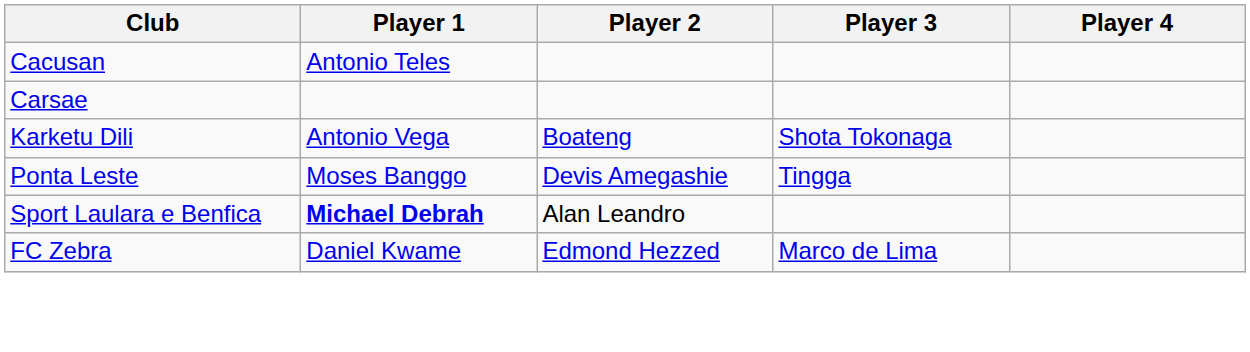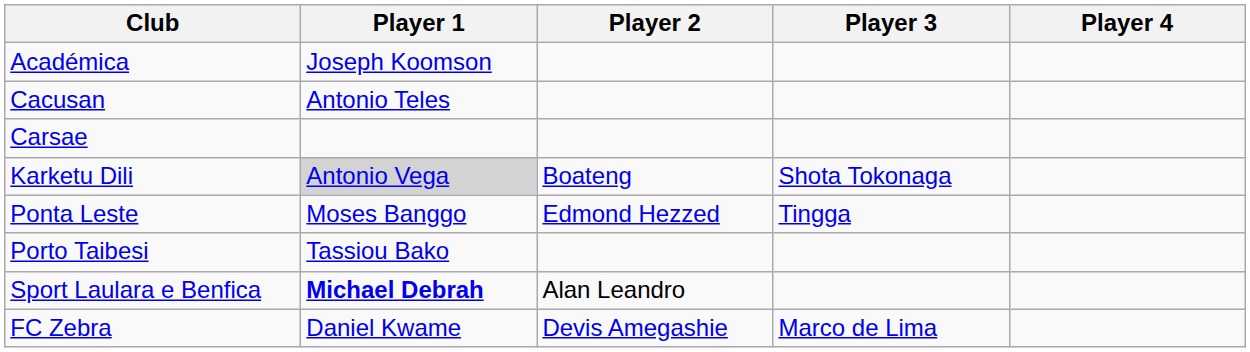+ row: (70, 61)
(378, 137) no background -> (378, 175) lightgrey background
(635, 175) Devis Amegashie -> (631, 213) Edmond Hezzed
+ row: (79, 251)
(631, 251) Edmond Hezzed -> (635, 328) Devis Amegashie
